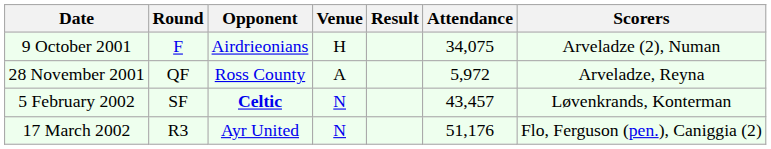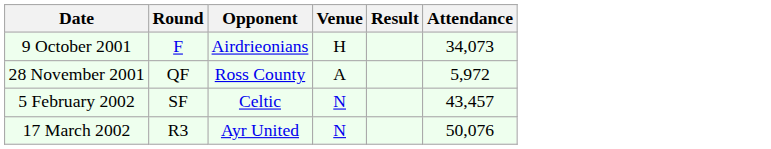- column: (641, 18)
(470, 46) 34,075 -> (470, 46) 34,073
(260, 102) bold -> (260, 102) normal
(470, 130) 51,176 -> (470, 130) 50,076
